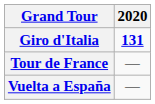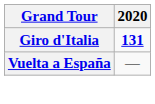- row: (59, 63)
